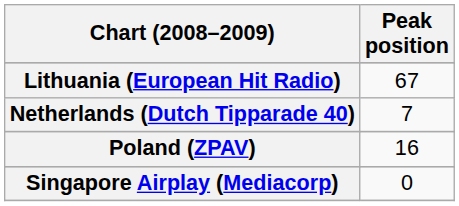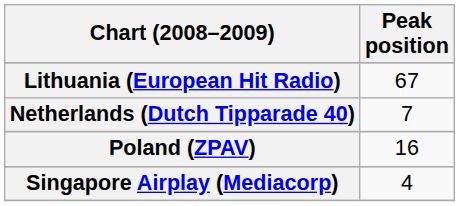(407, 182) 0 -> (407, 182) 4
